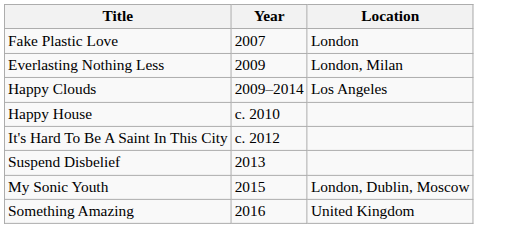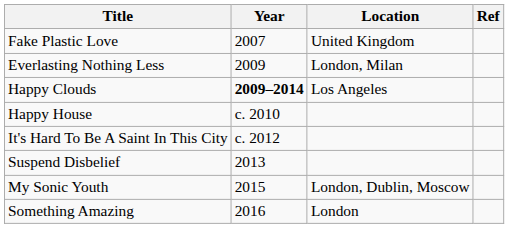+ column: (488, 16)
(335, 41) London -> (363, 41) United Kingdom
(269, 89) normal -> (269, 89) bold
(363, 211) United Kingdom -> (335, 211) London
